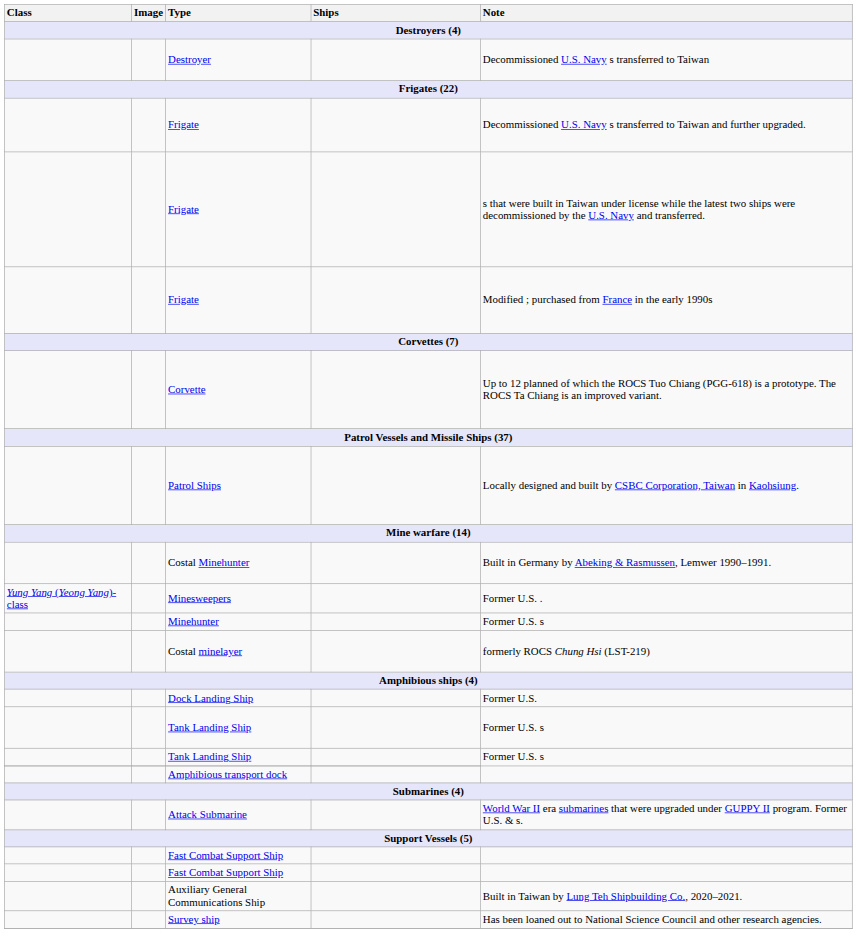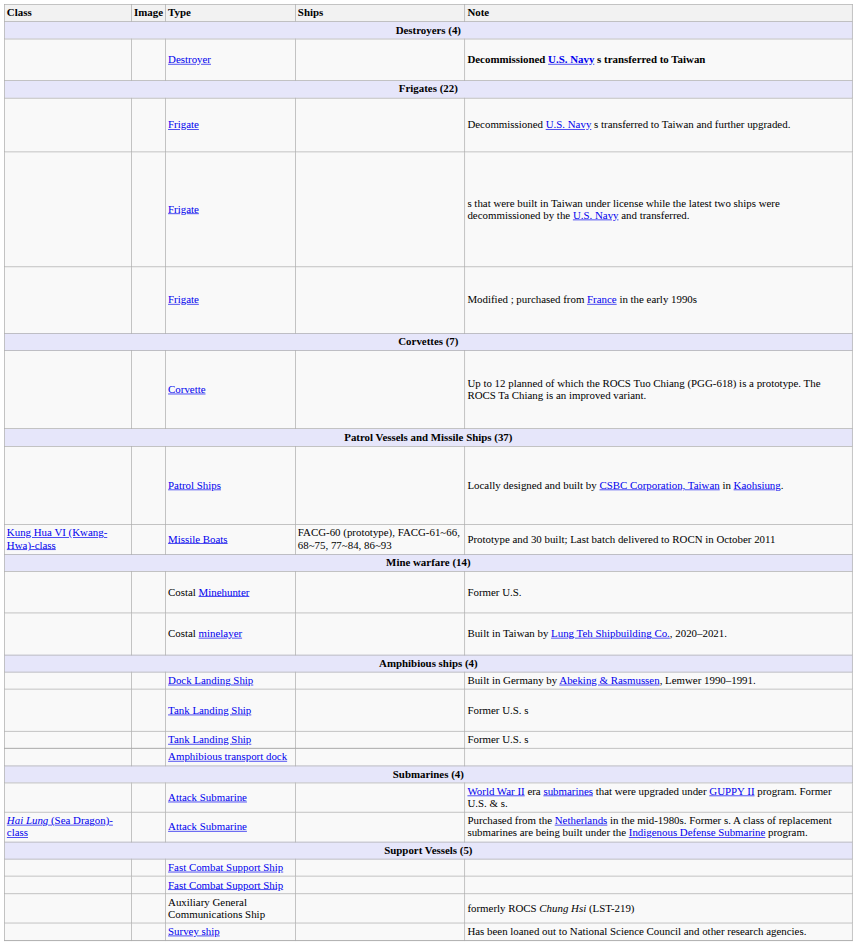(596, 59) normal -> (586, 59) bold
+ row: (57, 539)
(627, 562) Built in Germany by Abeking & Rasmussen, Lemwer 1990–1991. -> (494, 592) Former U.S.
- row: (62, 598)
- row: (68, 622)
(566, 651) formerly ROCS Chung Hsi (LST-219) -> (597, 634) Built in Taiwan by Lung Teh Shipbuilding Co., 2020–2021.
(510, 698) Former U.S. -> (612, 680) Built in Germany by Abeking & Rasmussen, Lemwer 1990–1991.
+ row: (60, 827)
(613, 896) Built in Taiwan by Lung Teh Shipbuilding Co., 2020–2021. -> (551, 908) formerly ROCS Chung Hsi (LST-219)
